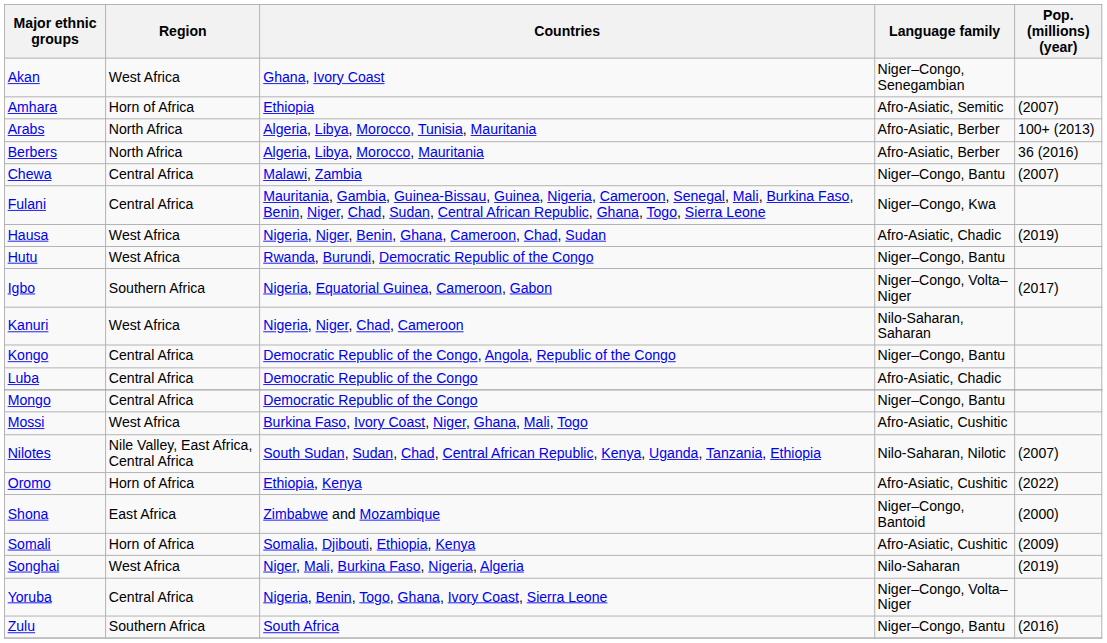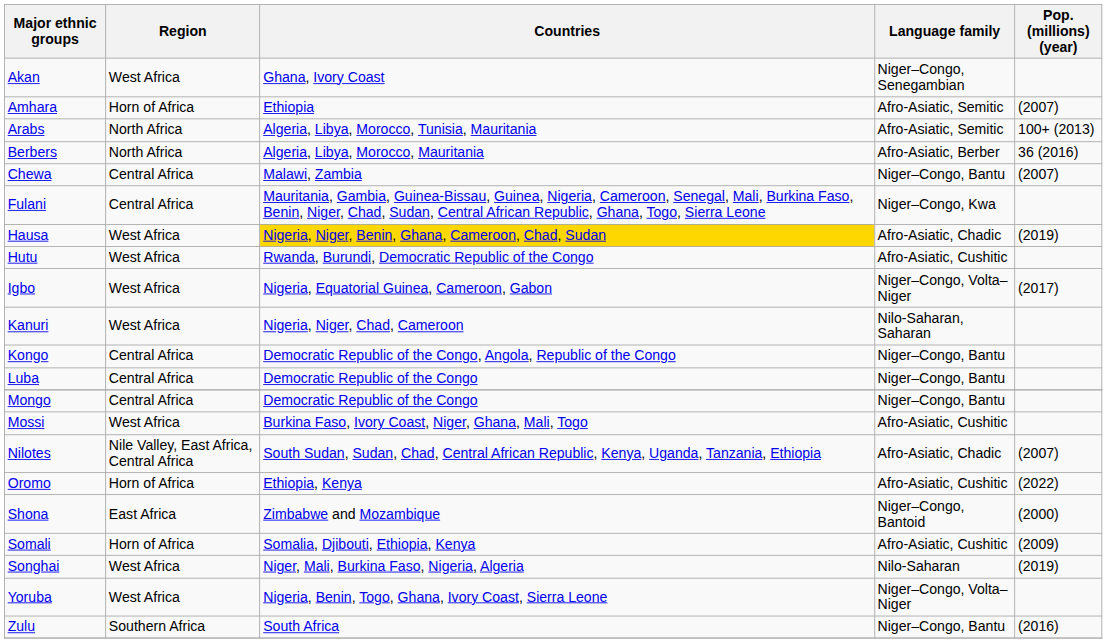(939, 130) Afro-Asiatic, Berber -> (941, 130) Afro-Asiatic, Semitic
(435, 235) no background -> (435, 235) gold background
(941, 257) Niger–Congo, Bantu -> (943, 257) Afro-Asiatic, Cushitic
(157, 287) Southern Africa -> (144, 287) West Africa
(939, 378) Afro-Asiatic, Chadic -> (941, 378) Niger–Congo, Bantu
(942, 453) Nilo-Saharan, Nilotic -> (939, 453) Afro-Asiatic, Chadic
(151, 596) Central Africa -> (144, 596) West Africa
